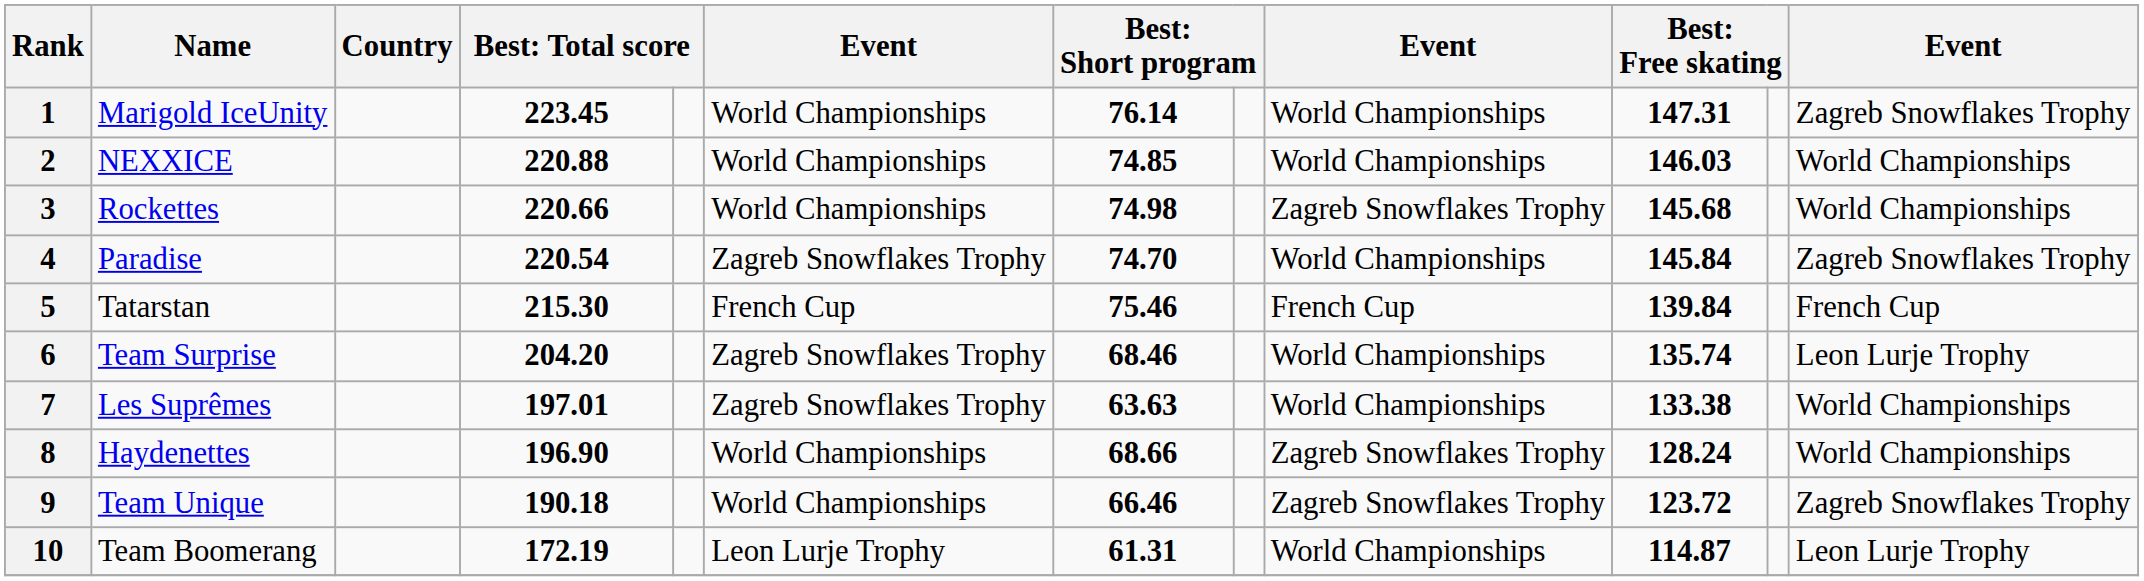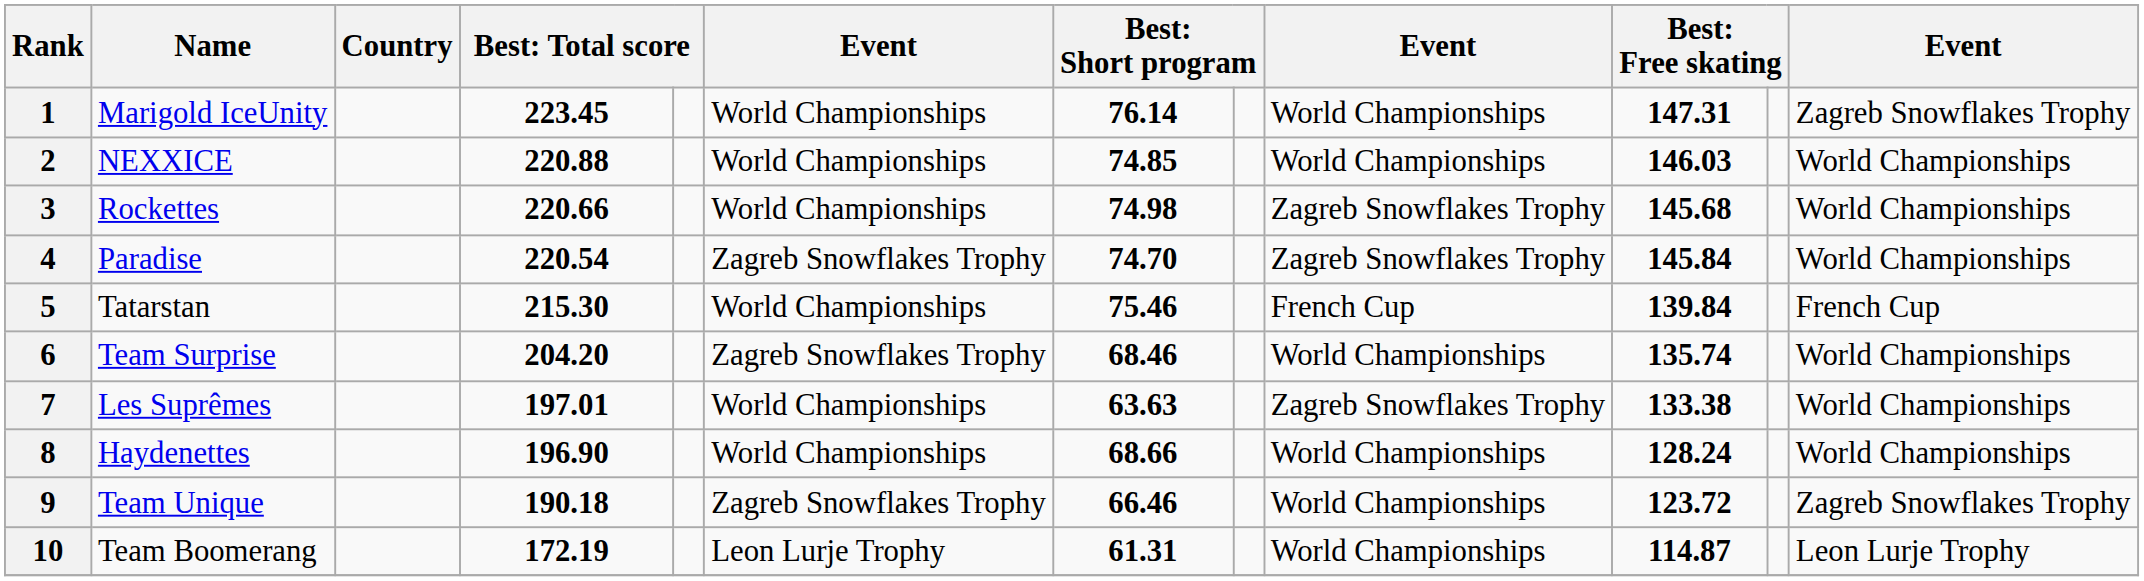(1408, 258) World Championships -> (1438, 258) Zagreb Snowflakes Trophy
(1963, 258) Zagreb Snowflakes Trophy -> (1933, 258) World Championships
(783, 307) French Cup -> (849, 307) World Championships
(1913, 355) Leon Lurje Trophy -> (1933, 355) World Championships
(878, 404) Zagreb Snowflakes Trophy -> (849, 404) World Championships
(1408, 404) World Championships -> (1438, 404) Zagreb Snowflakes Trophy
(1438, 453) Zagreb Snowflakes Trophy -> (1408, 453) World Championships
(849, 501) World Championships -> (878, 501) Zagreb Snowflakes Trophy
(1438, 501) Zagreb Snowflakes Trophy -> (1408, 501) World Championships
